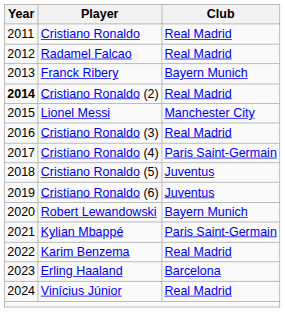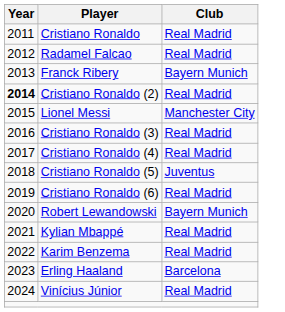(221, 152) Paris Saint-Germain -> (198, 152) Real Madrid
(189, 192) Juventus -> (198, 192) Real Madrid
(221, 232) Paris Saint-Germain -> (198, 232) Real Madrid
